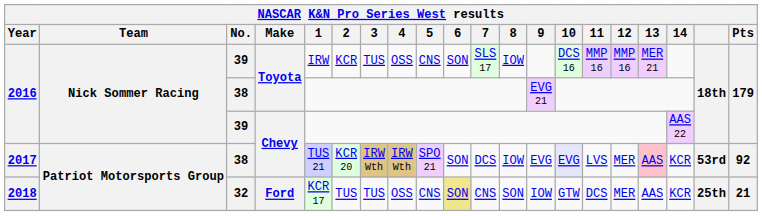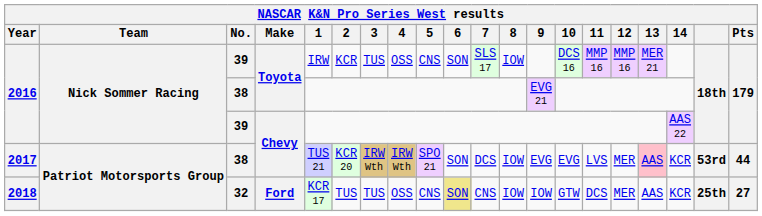(569, 160) lavender background -> (569, 160) no background
(743, 160) 92 -> (743, 160) 44
(513, 194) SON -> (513, 194) IOW
(743, 194) 21 -> (743, 194) 27
